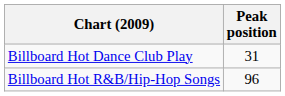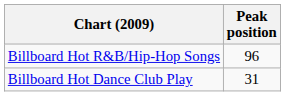rows swapped: (100, 56) <-> (114, 79)
